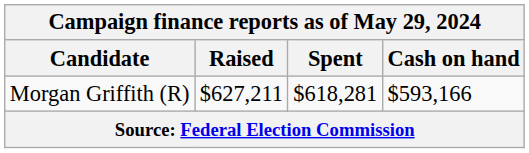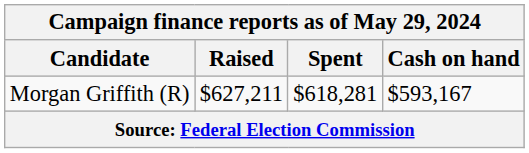(430, 93) $593,166 -> (430, 93) $593,167
